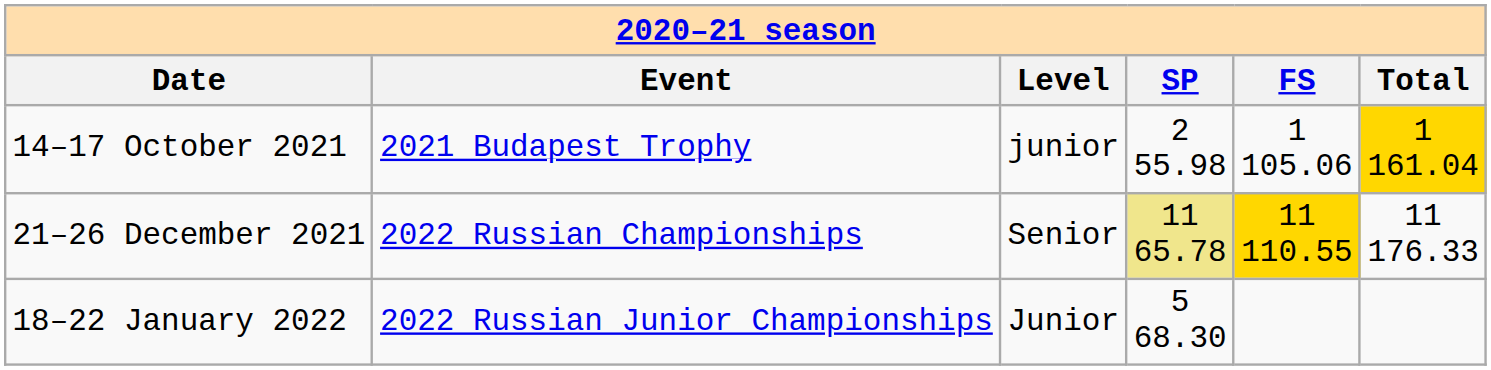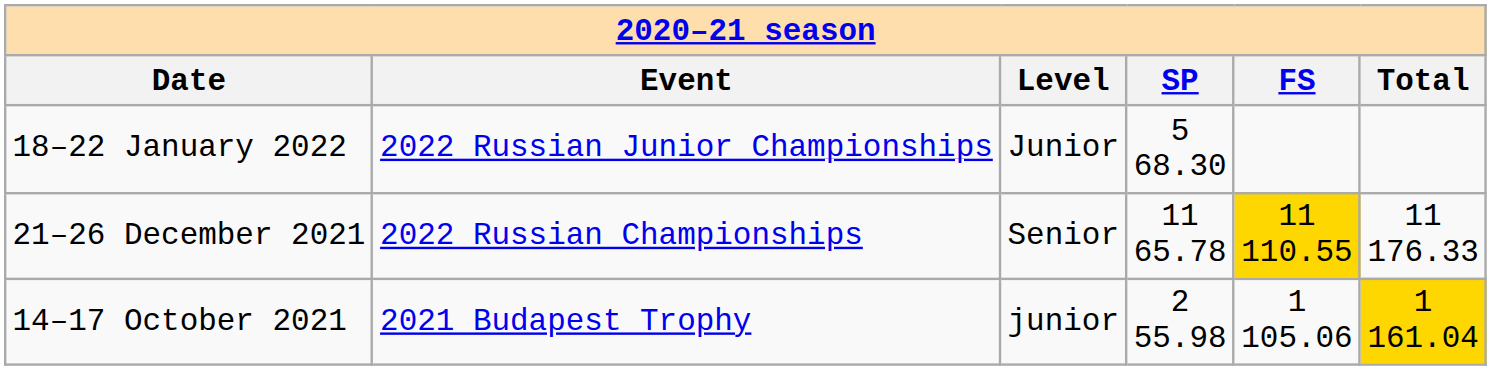rows swapped: (180, 321) <-> (180, 149)
(1180, 235) khaki background -> (1180, 235) no background
